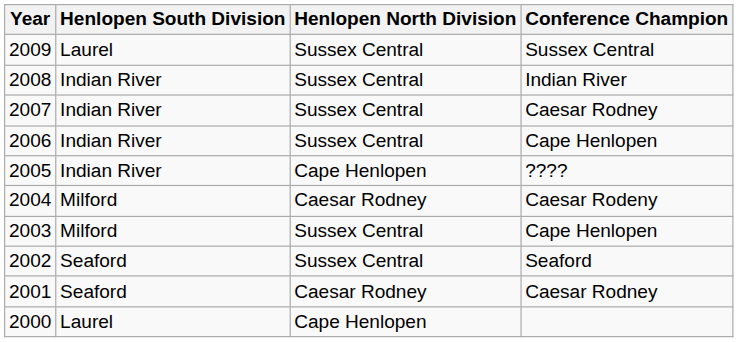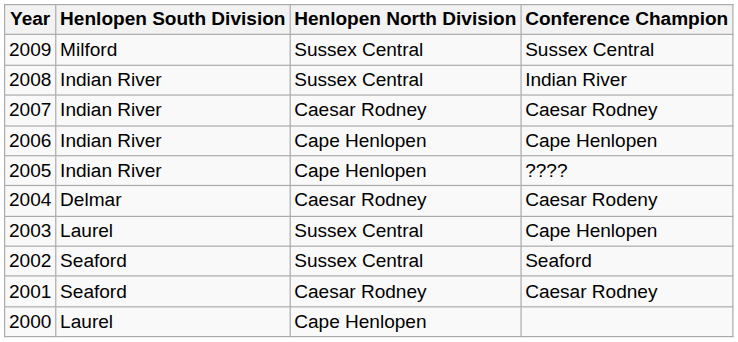(87, 49) Laurel -> (89, 49) Milford
(359, 110) Sussex Central -> (360, 110) Caesar Rodney
(359, 140) Sussex Central -> (360, 140) Cape Henlopen
(89, 200) Milford -> (91, 200) Delmar
(89, 230) Milford -> (87, 230) Laurel
